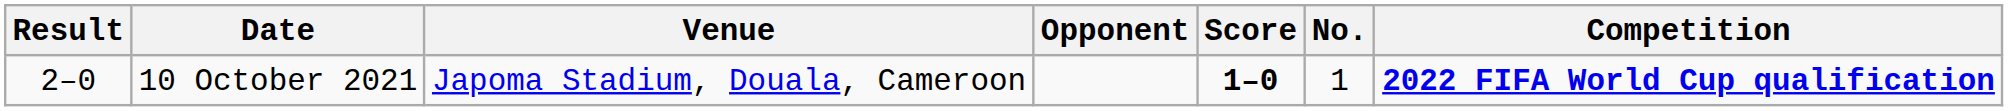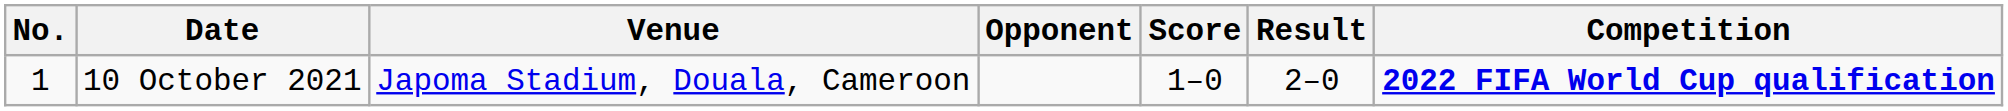columns swapped: (1340, 30) <-> (68, 30)
(1251, 81) bold -> (1195, 81) normal
